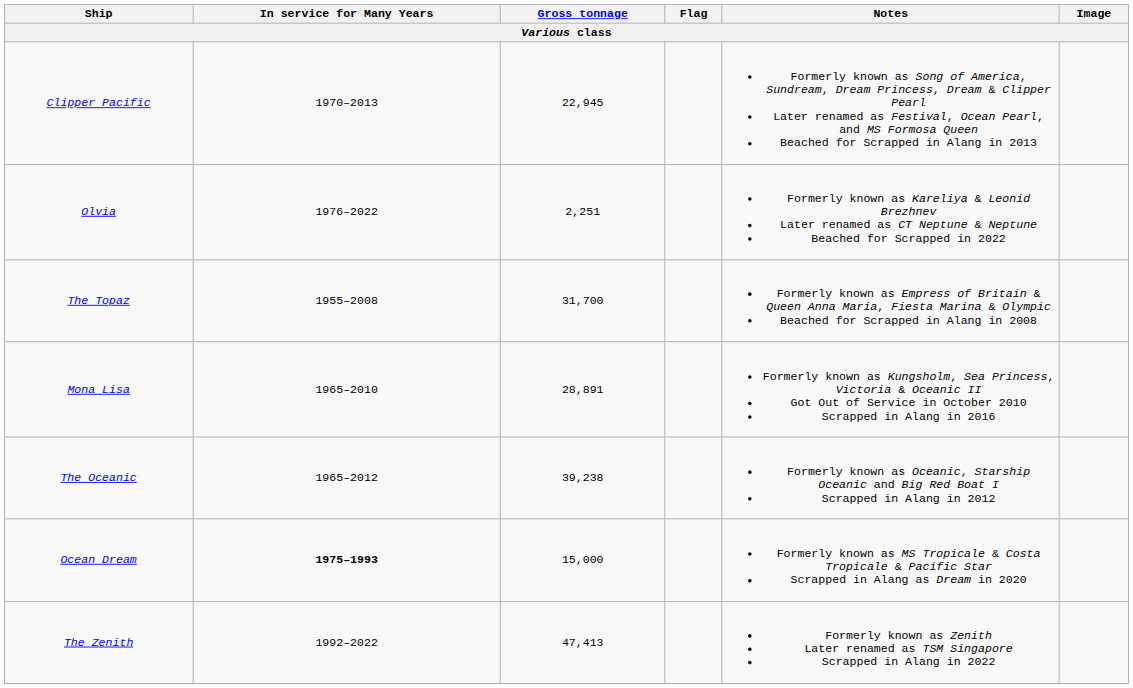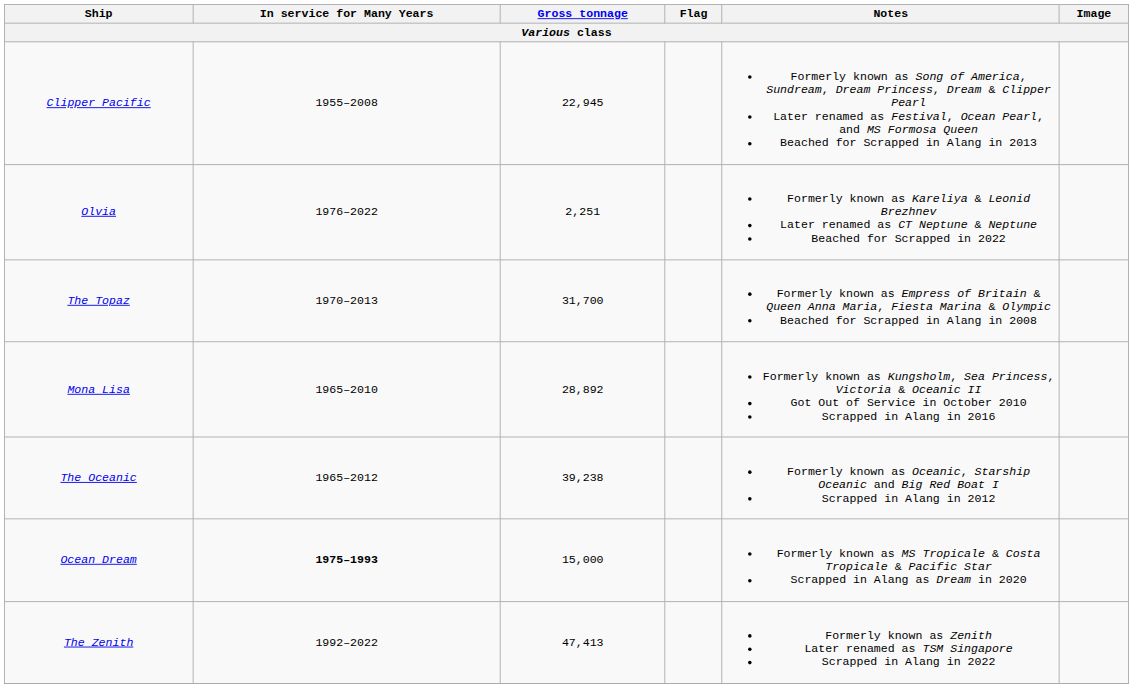(347, 103) 1970–2013 -> (347, 103) 1955–2008
(347, 301) 1955–2008 -> (347, 301) 1970–2013
(583, 389) 28,891 -> (583, 389) 28,892
